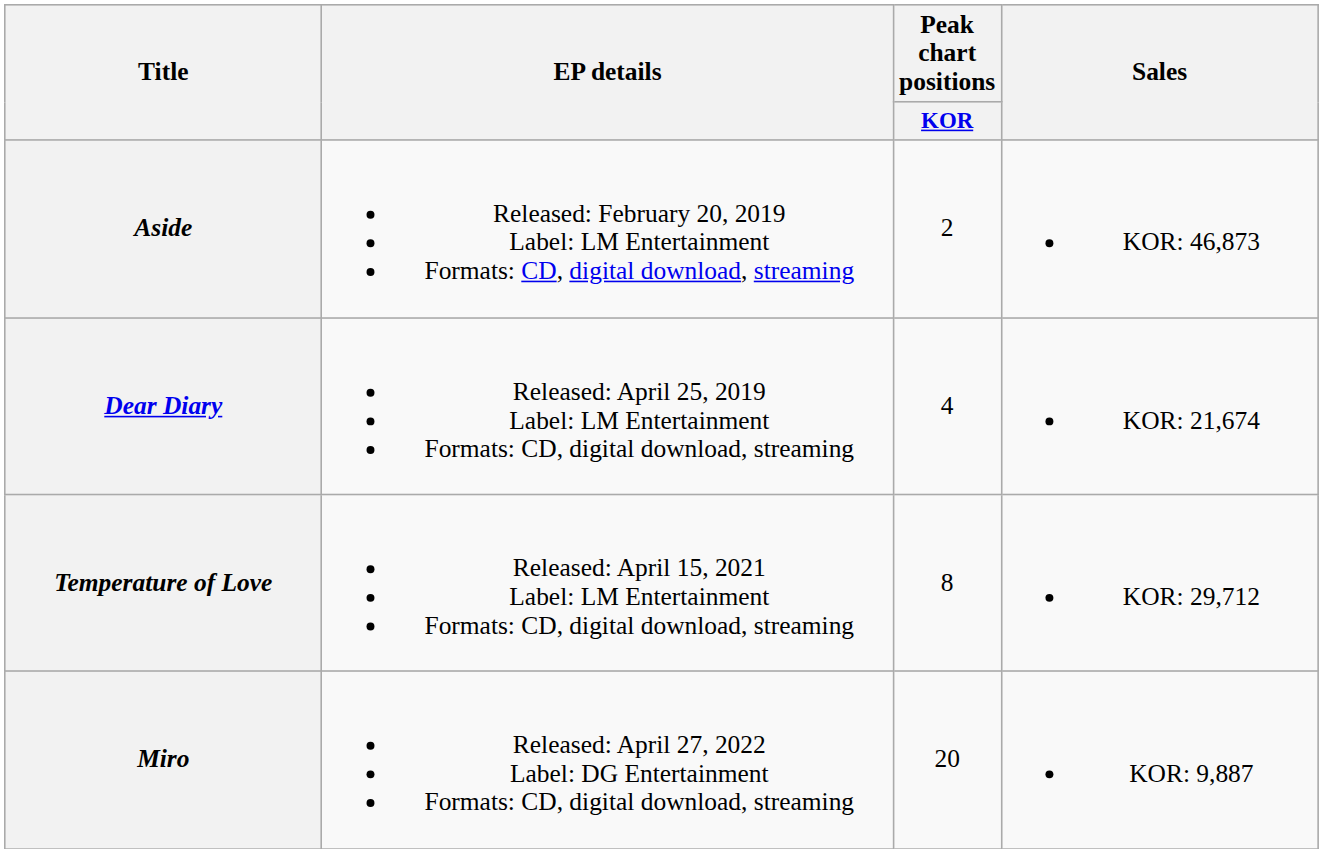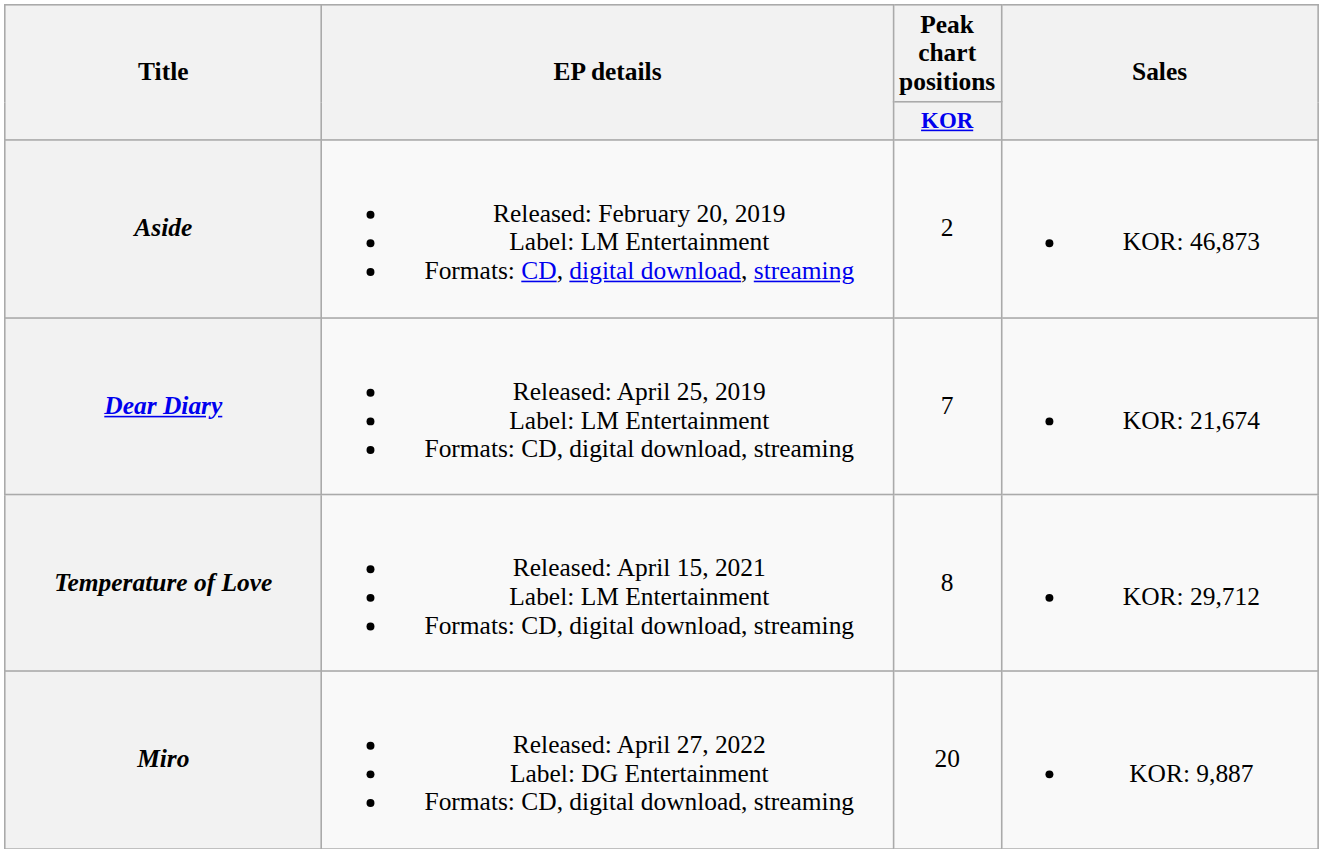(947, 405) 4 -> (947, 405) 7
